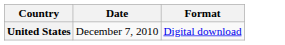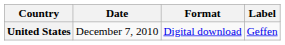+ column: (262, 13)
